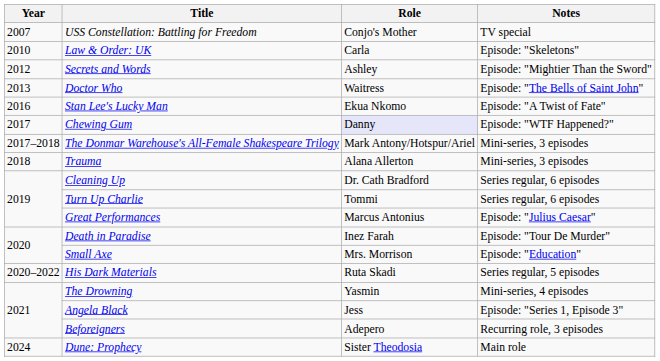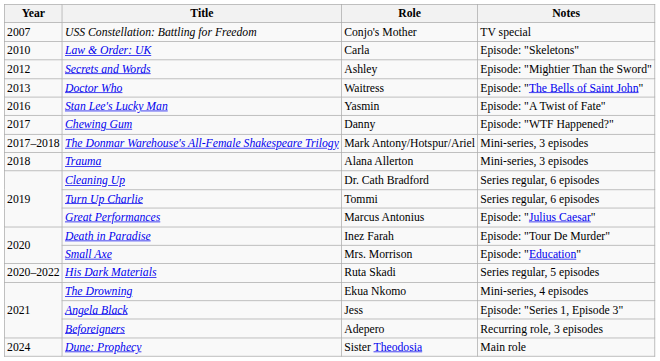(375, 106) Ekua Nkomo -> (362, 106) Yasmin
(360, 124) lavender background -> (360, 124) no background
(362, 291) Yasmin -> (375, 291) Ekua Nkomo
